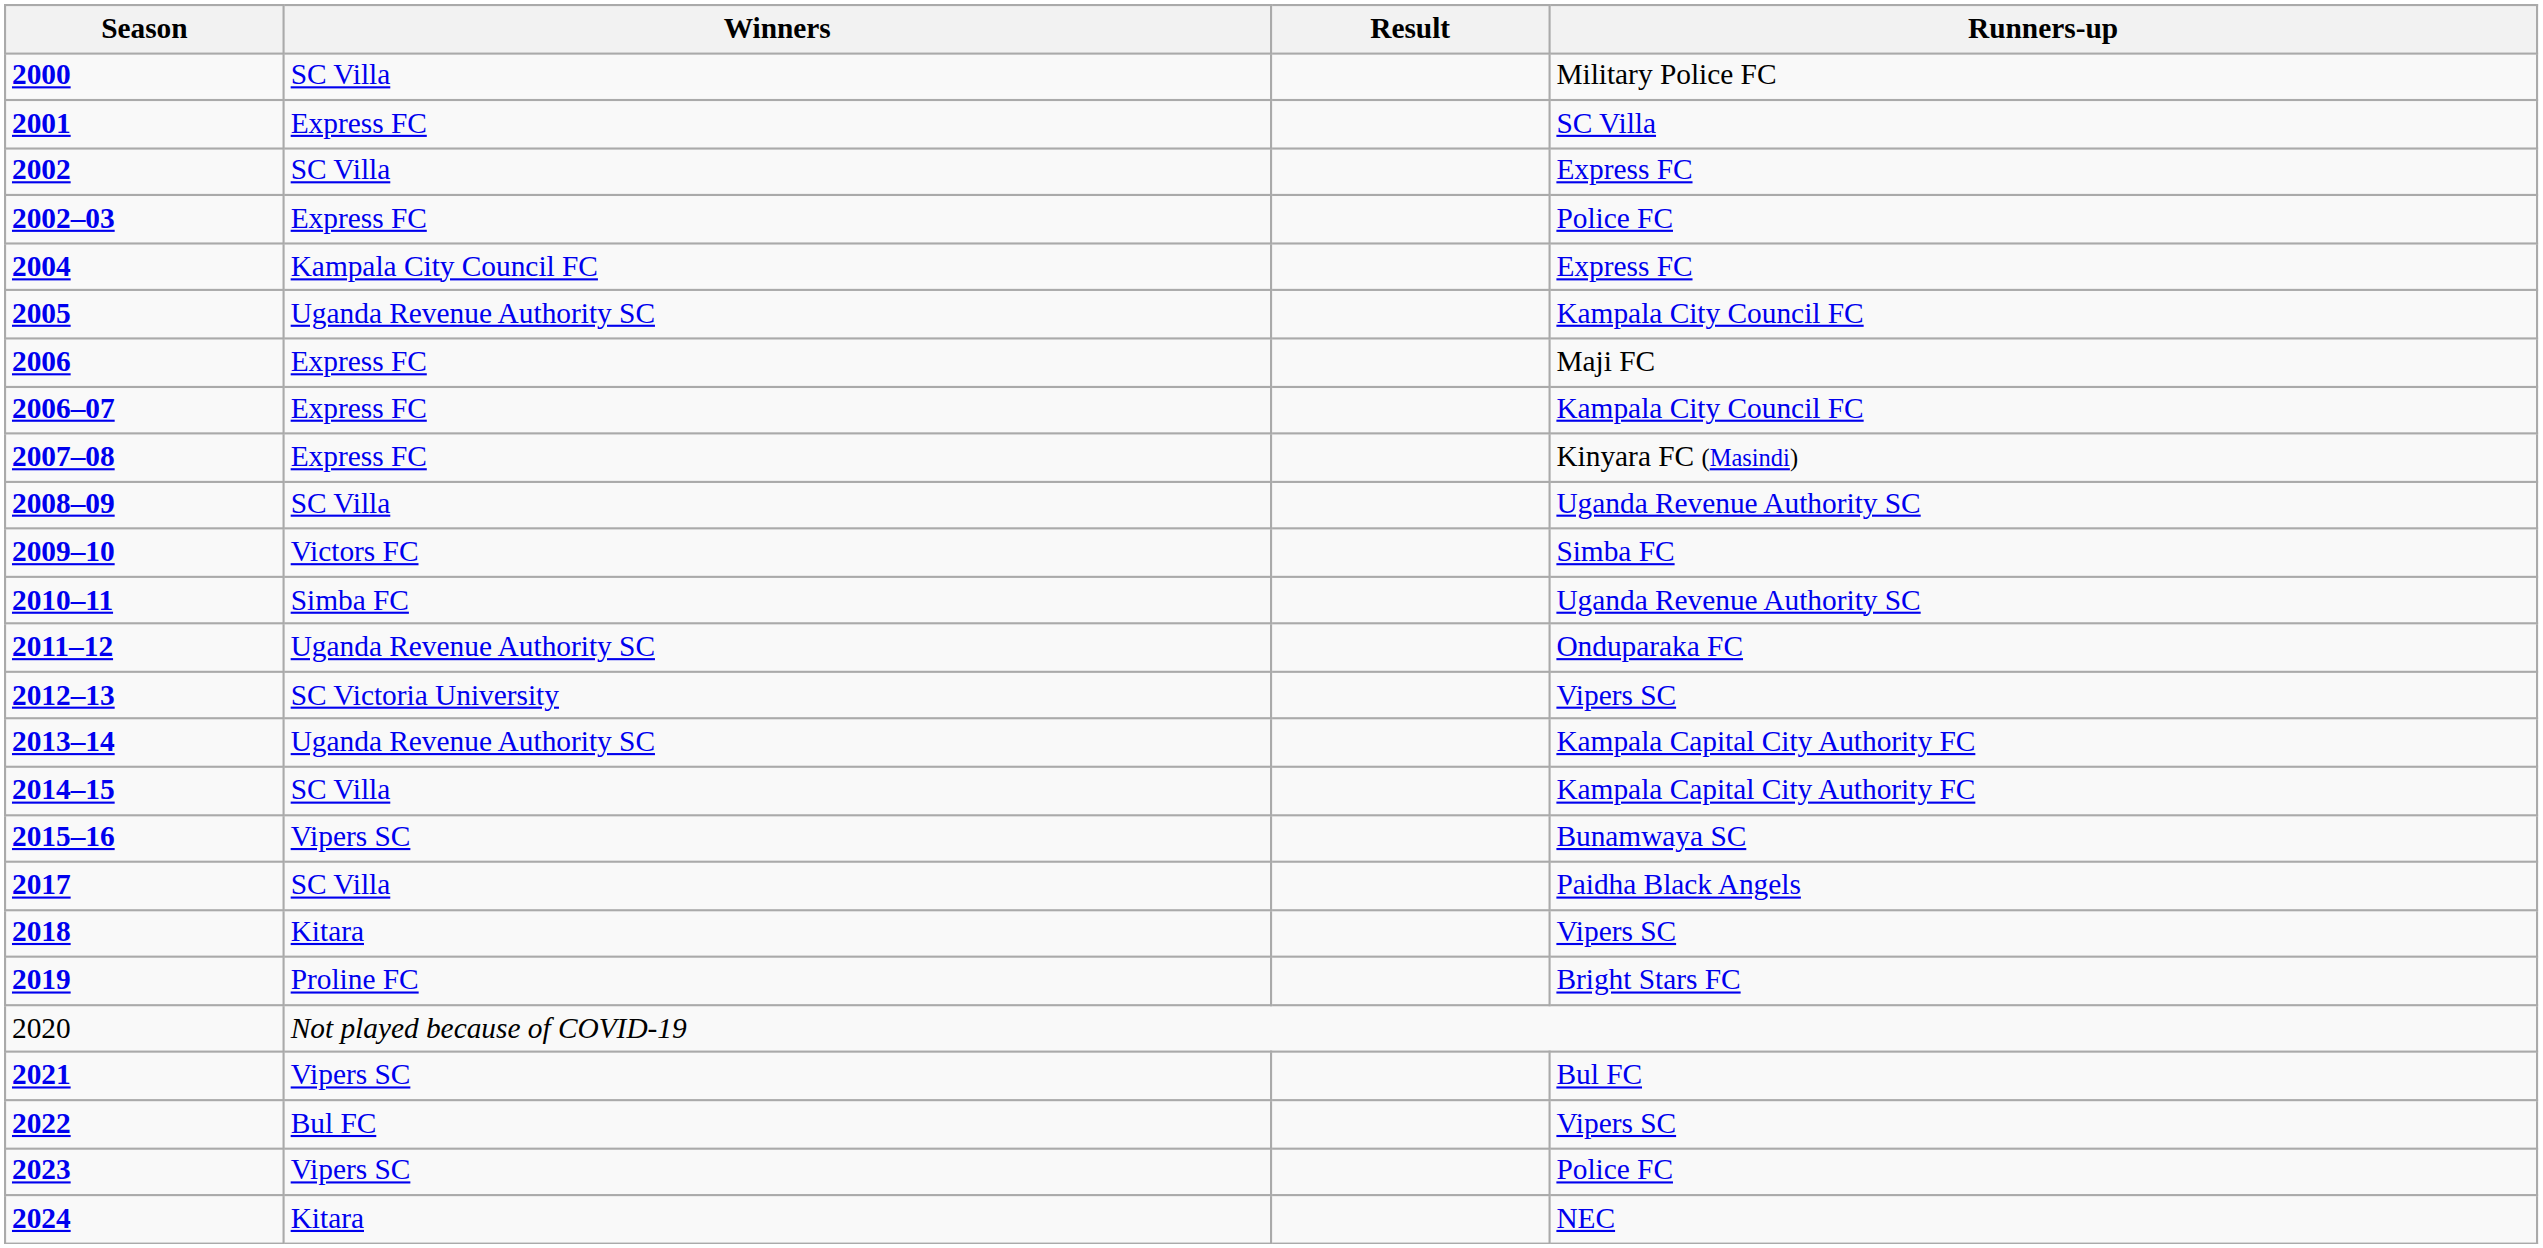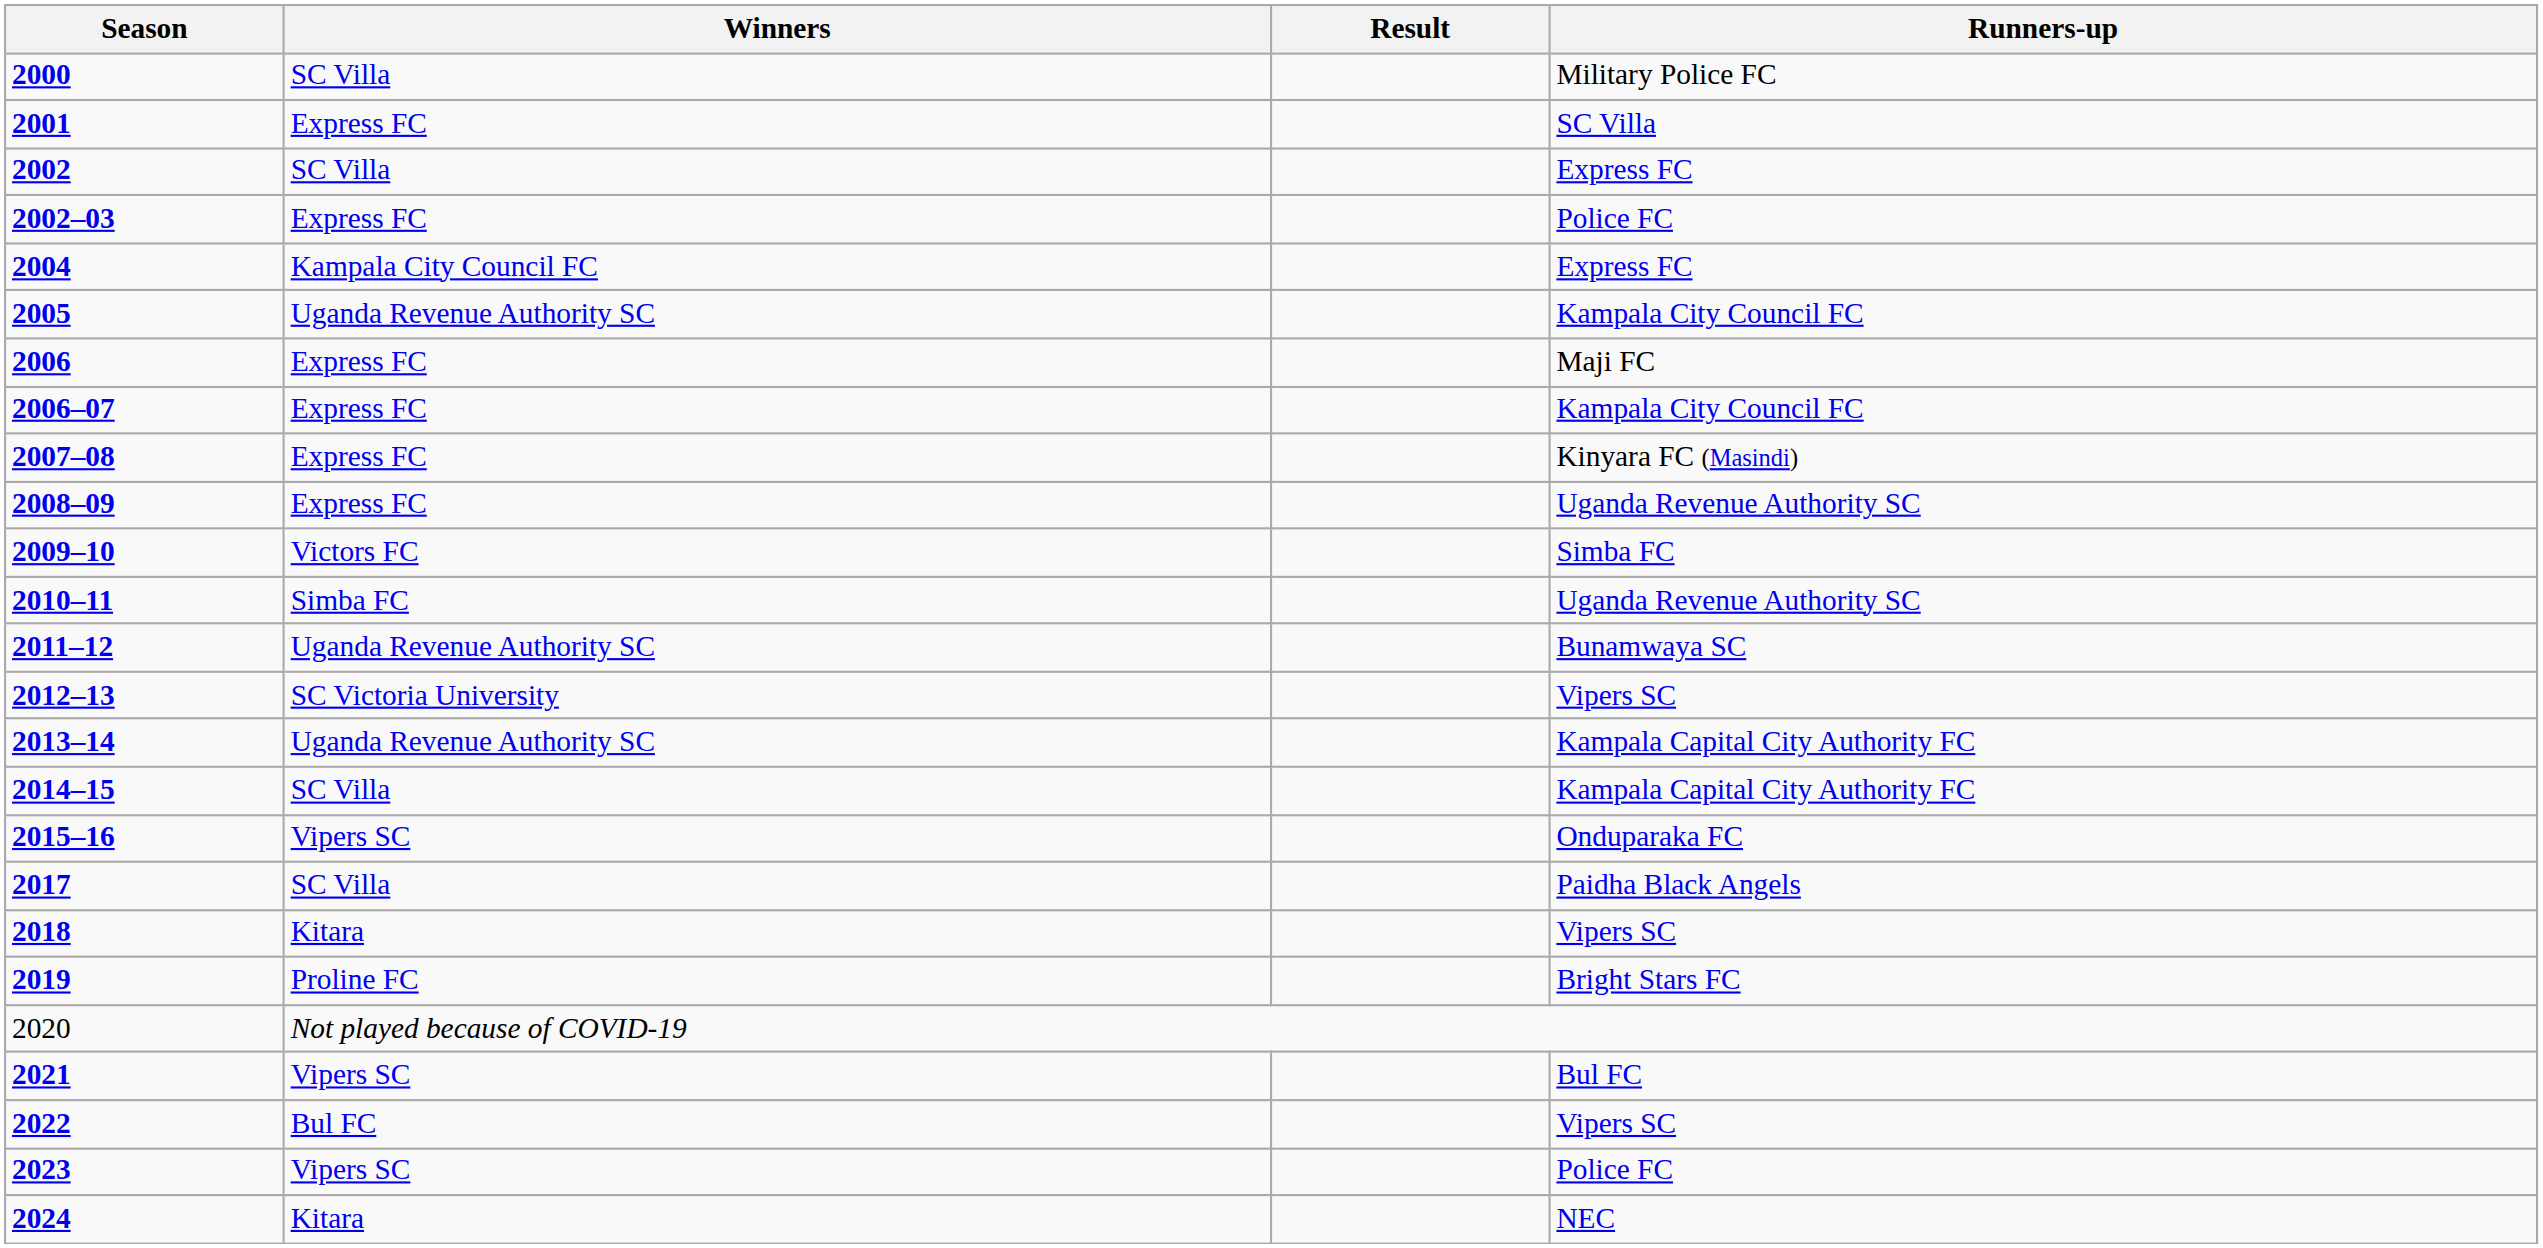(340, 504) SC Villa -> (359, 504) Express FC
(1650, 647) Onduparaka FC -> (1651, 647) Bunamwaya SC
(1651, 837) Bunamwaya SC -> (1650, 837) Onduparaka FC
